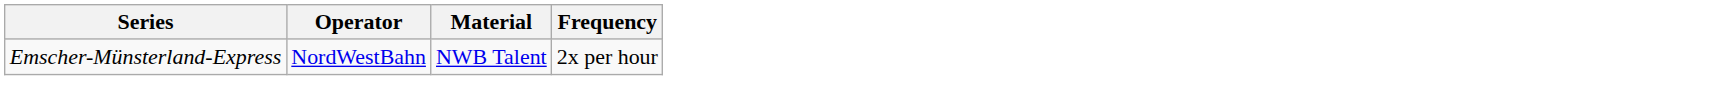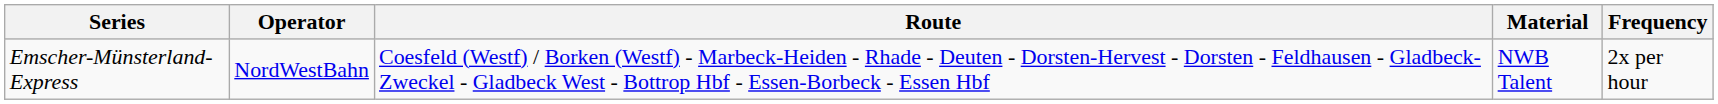+ column: (933, 21)
